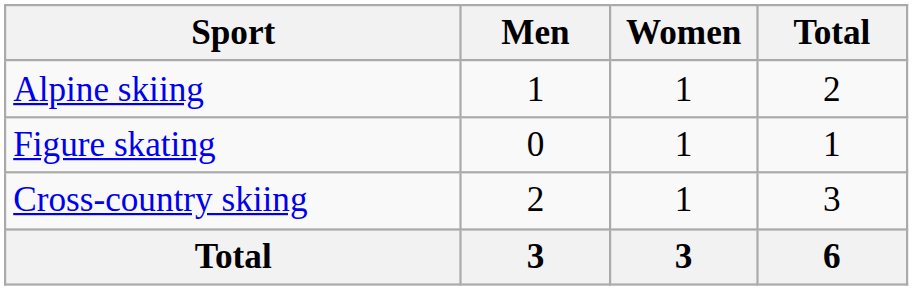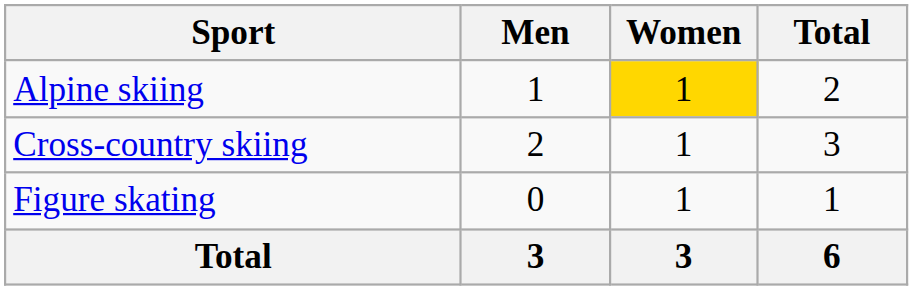(684, 88) no background -> (684, 88) gold background
rows swapped: (160, 199) <-> (114, 144)
